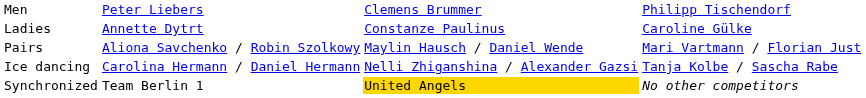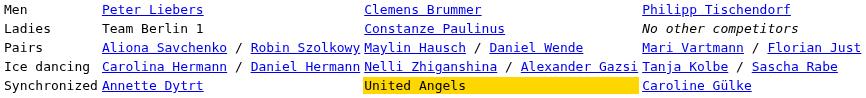(153, 28) Annette Dytrt -> (153, 28) Team Berlin 1
(697, 28) Caroline Gülke -> (720, 28) No other competitors
(153, 86) Team Berlin 1 -> (153, 86) Annette Dytrt
(720, 86) No other competitors -> (697, 86) Caroline Gülke
